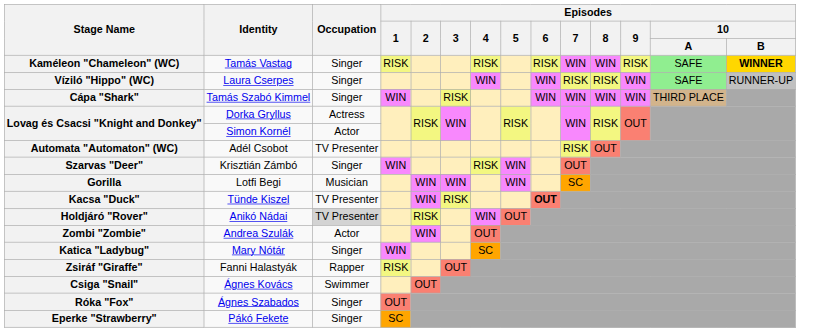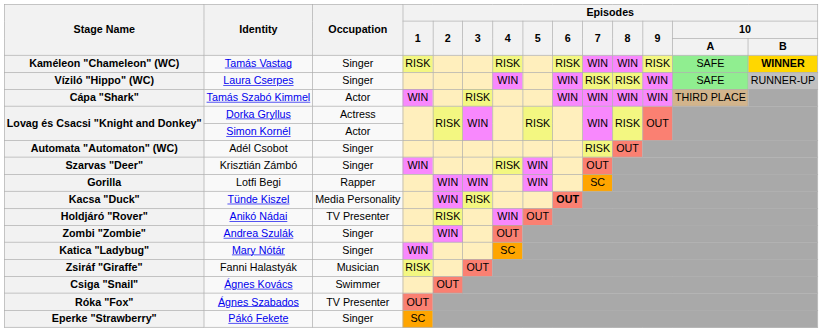(347, 98) Singer -> (358, 98) Actor
(347, 149) TV Presenter -> (358, 149) Singer
(347, 183) Musician -> (358, 183) Rapper
(347, 200) TV Presenter -> (358, 200) Media Personality
(347, 217) lightgrey background -> (358, 217) no background
(347, 234) Actor -> (358, 234) Singer
(347, 268) Rapper -> (358, 268) Musician
(347, 302) Singer -> (358, 302) TV Presenter
